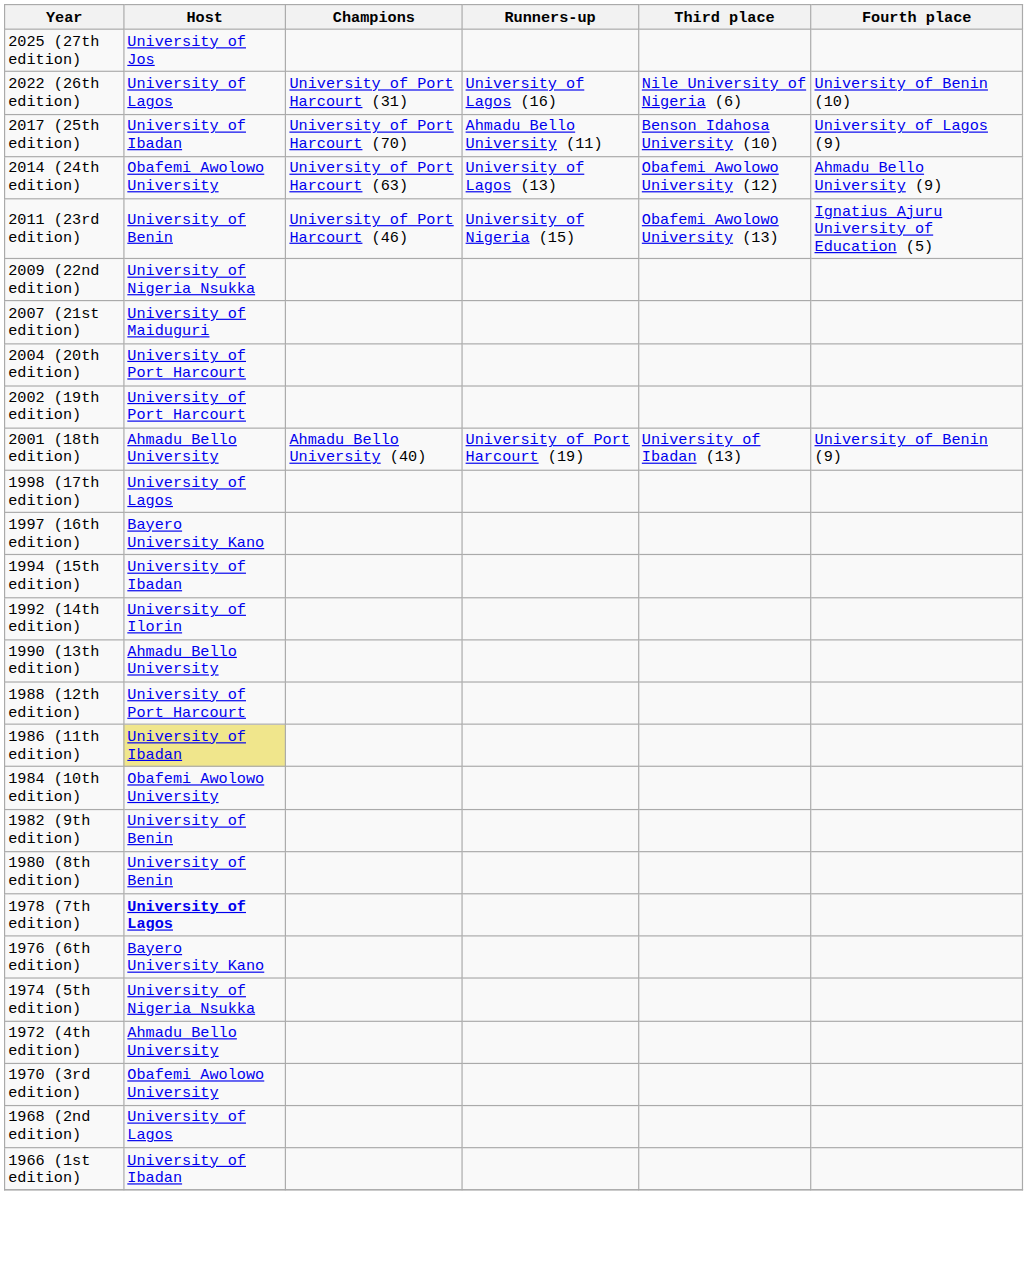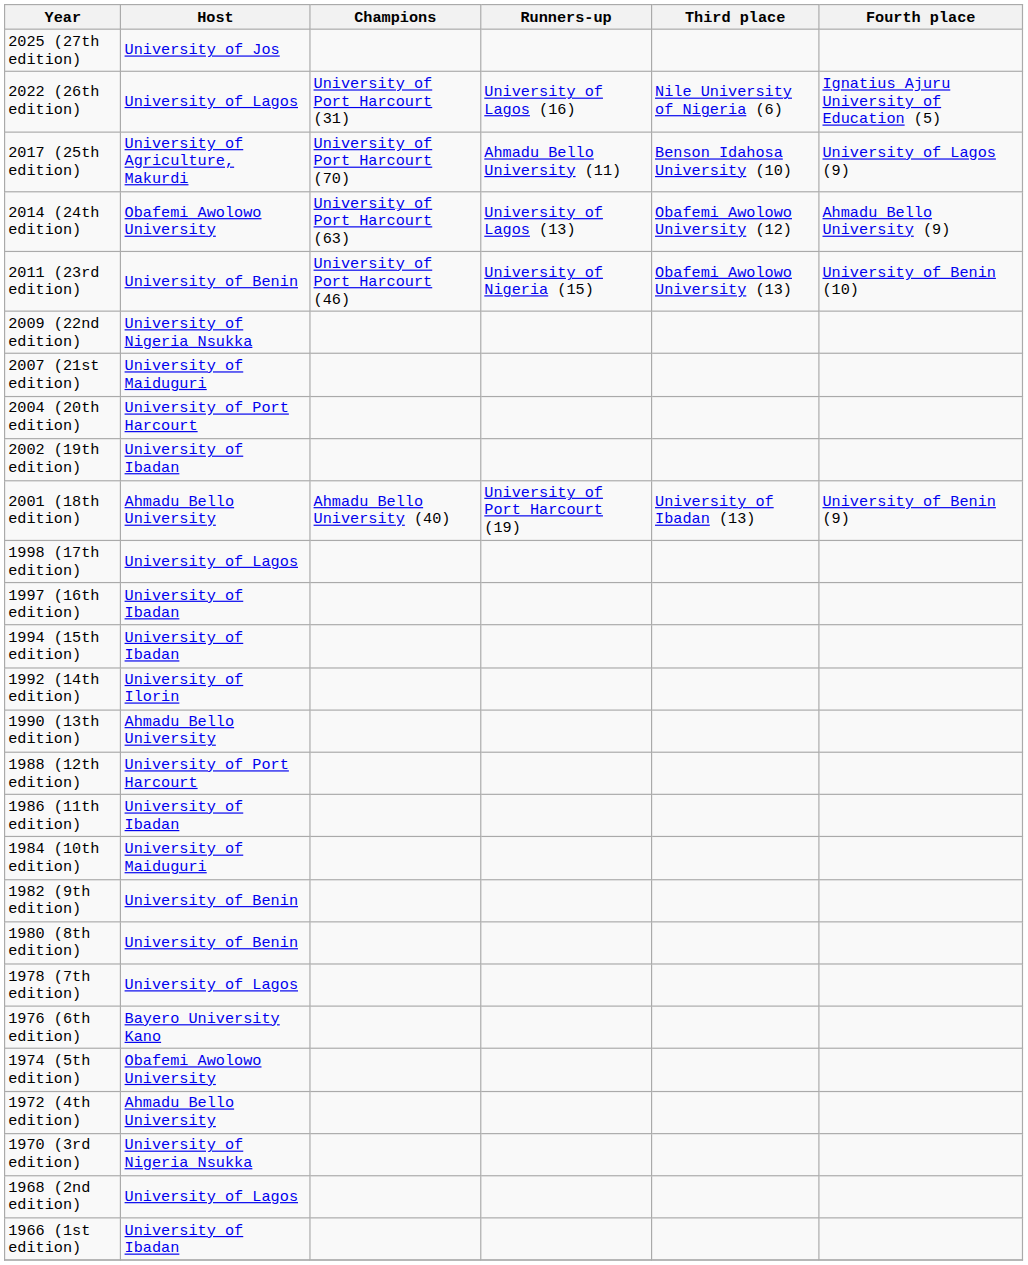(901, 93) University of Benin (10) -> (886, 102) Ignatius Ajuru University of Education (5)
(187, 135) University of Ibadan -> (184, 162) University of Agriculture, Makurdi
(878, 229) Ignatius Ajuru University of Education (5) -> (909, 281) University of Benin (10)
(187, 407) University of Port Harcourt -> (184, 459) University of Ibadan
(196, 534) Bayero University Kano -> (184, 604) University of Ibadan
(187, 746) khaki background -> (184, 816) no background
(196, 788) Obafemi Awolowo University -> (184, 858) University of Maiduguri
(187, 915) bold -> (211, 985) normal
(191, 1000) University of Nigeria Nsukka -> (193, 1070) Obafemi Awolowo University
(196, 1084) Obafemi Awolowo University -> (188, 1154) University of Nigeria Nsukka
